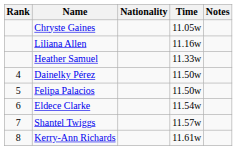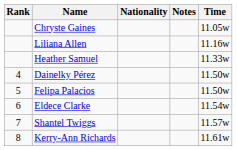columns swapped: (187, 12) <-> (218, 12)
